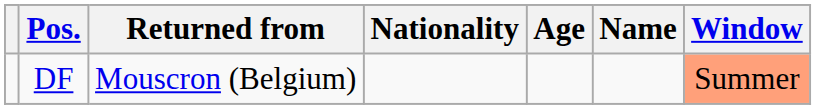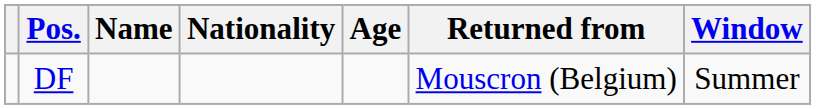columns swapped: (638, 29) <-> (226, 29)
(747, 78) lightsalmon background -> (747, 78) no background
